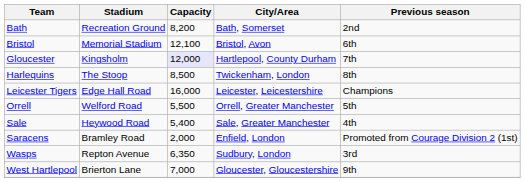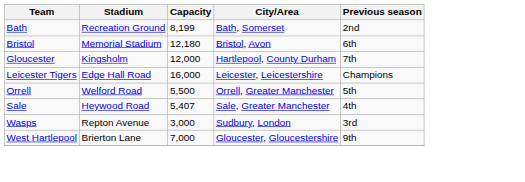(182, 28) 8,200 -> (182, 28) 8,199
(185, 43) 12,100 -> (185, 43) 12,180
(185, 59) lavender background -> (185, 59) no background
- row: (30, 75)
(182, 122) 5,400 -> (182, 106) 5,407
- row: (28, 138)
(182, 153) 6,350 -> (182, 122) 3,000
